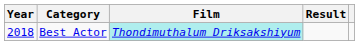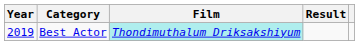(21, 32) 2018 -> (21, 32) 2019
